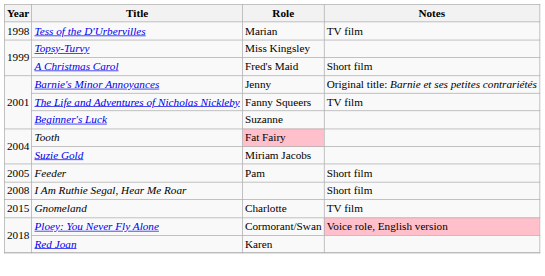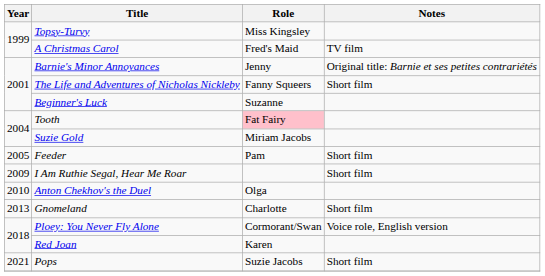- row: (90, 31)
(350, 66) Short film -> (345, 48) TV film
(345, 102) TV film -> (350, 84) Short film
(18, 191) 2008 -> (18, 173) 2009
+ row: (93, 191)
(18, 208) 2015 -> (18, 208) 2013
(345, 208) TV film -> (350, 208) Short film
(387, 226) pink background -> (387, 226) no background
+ row: (46, 262)
